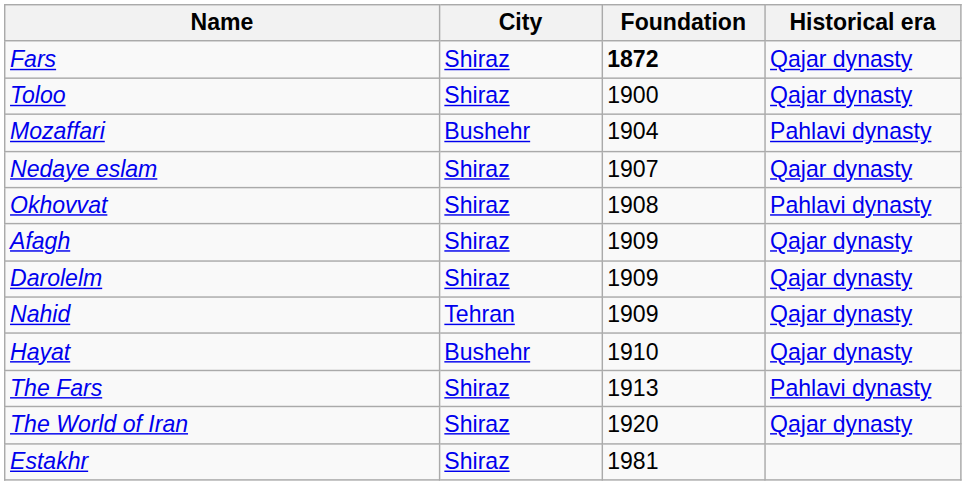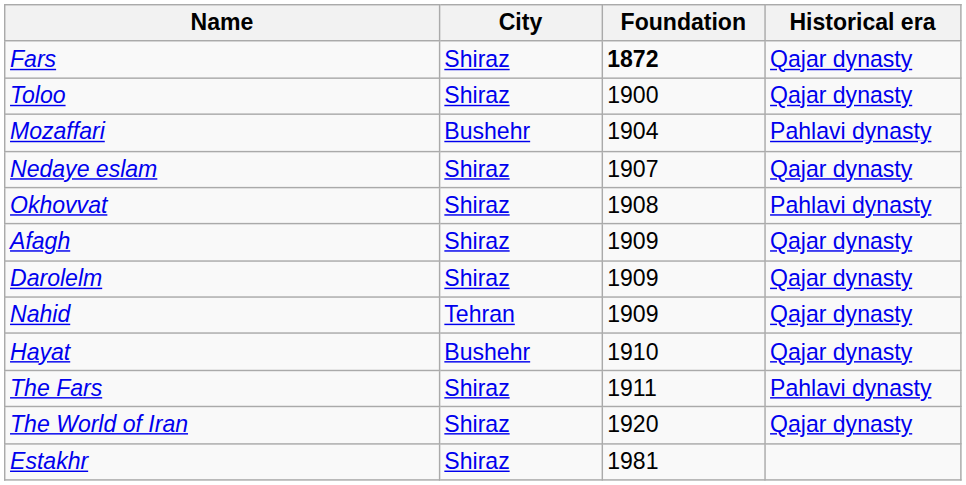(633, 388) 1913 -> (632, 388) 1911
